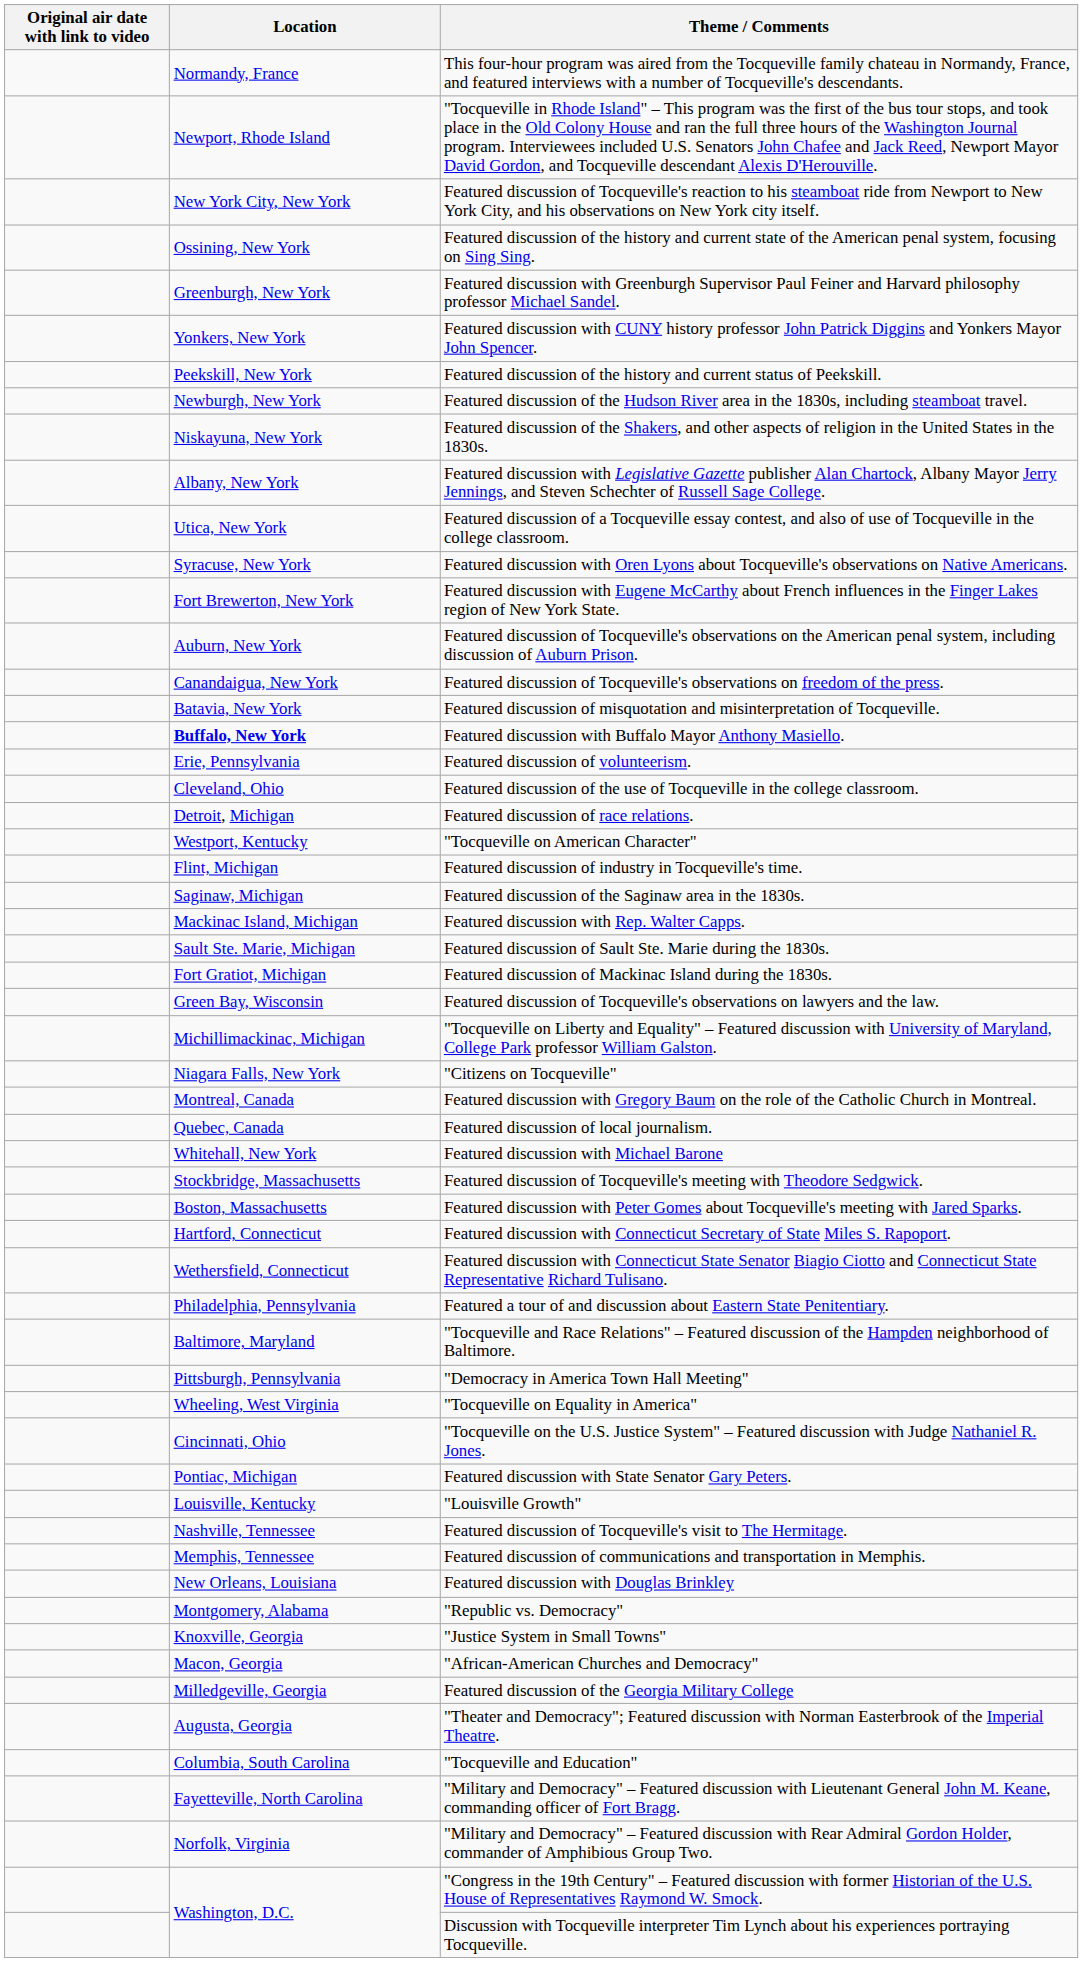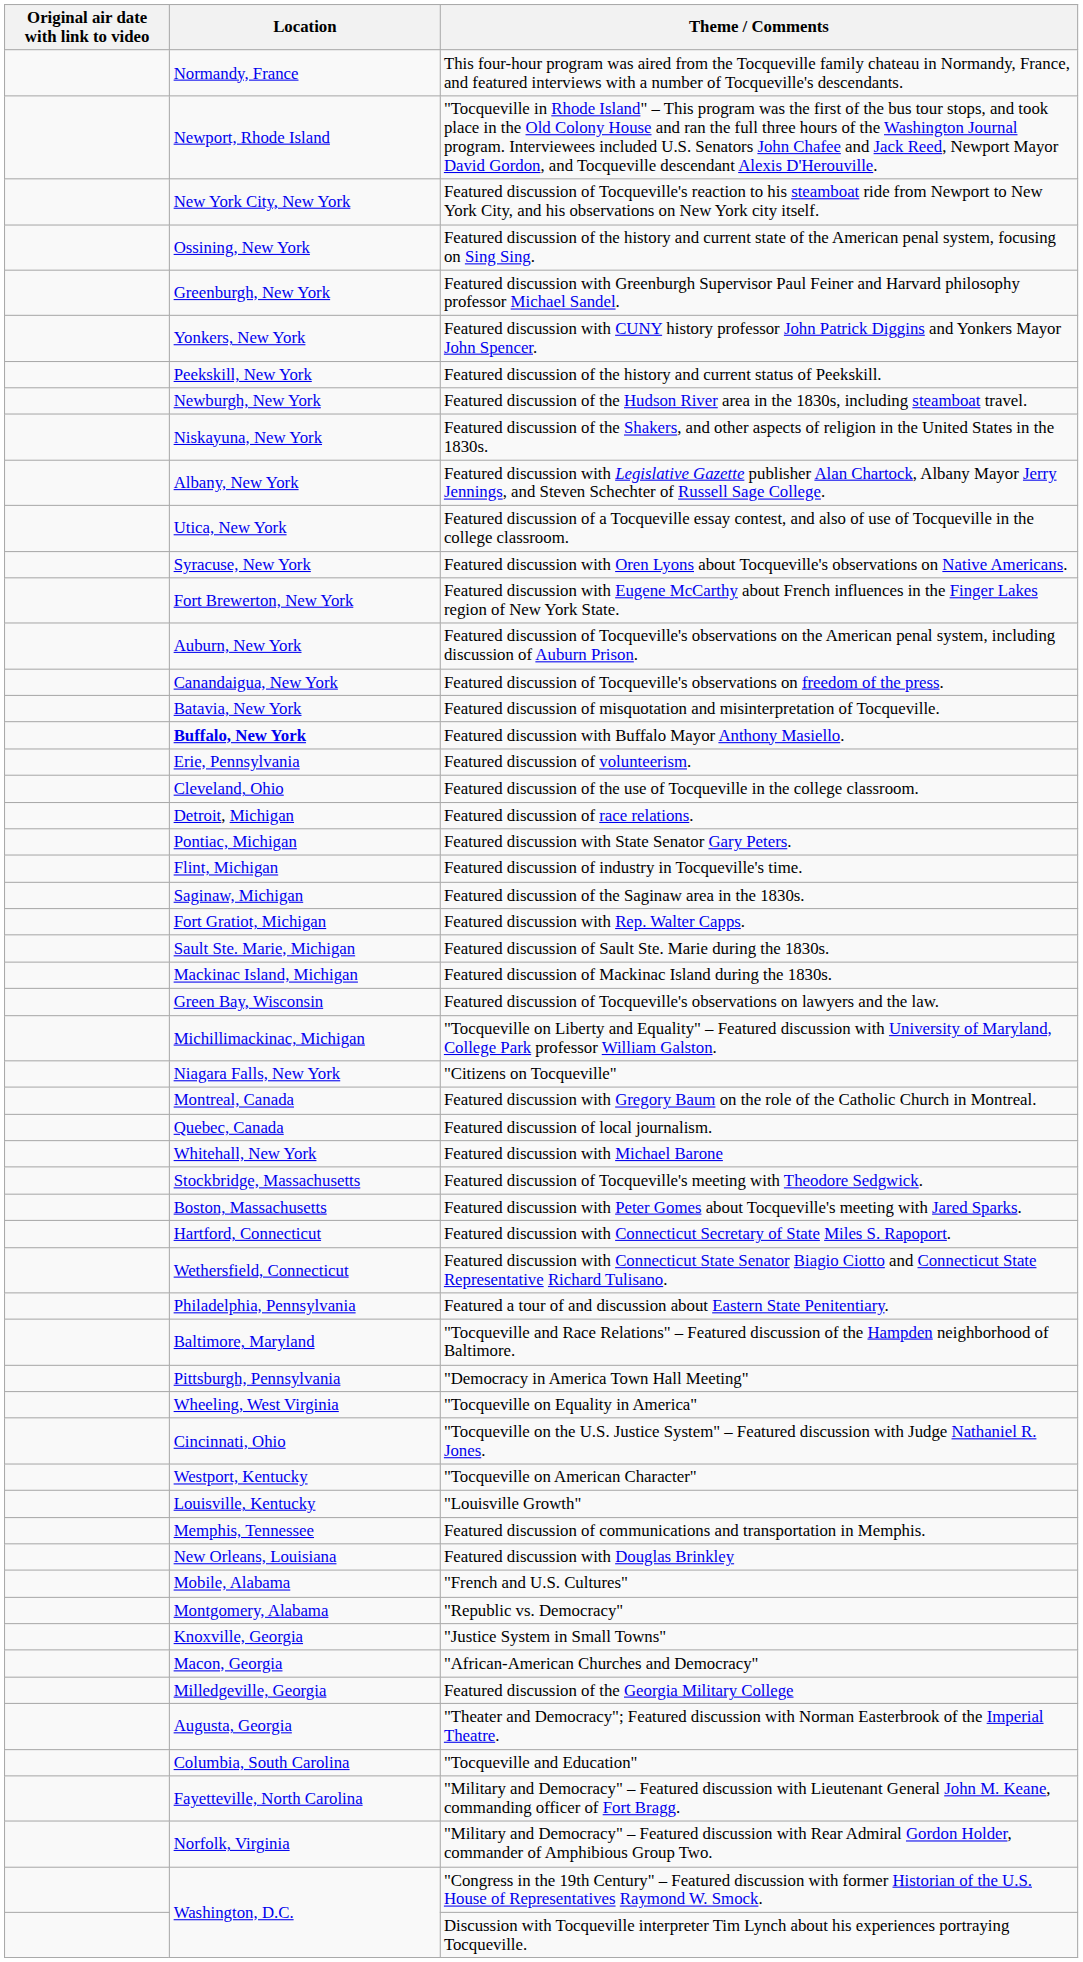rows swapped: (618, 1477) <-> (570, 841)
(266, 921) Mackinac Island, Michigan -> (250, 921) Fort Gratiot, Michigan
(250, 975) Fort Gratiot, Michigan -> (266, 975) Mackinac Island, Michigan
- row: (646, 1530)
+ row: (536, 1583)
